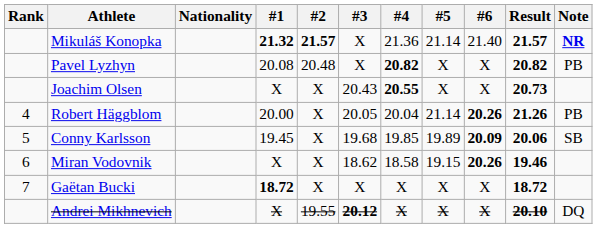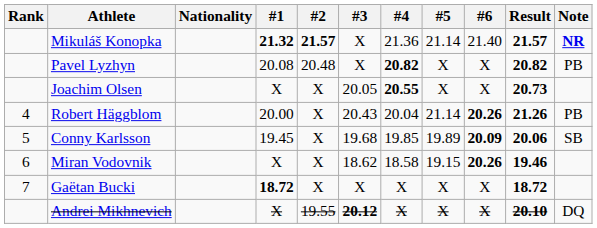(360, 89) 20.43 -> (360, 89) 20.05
(360, 114) 20.05 -> (360, 114) 20.43
